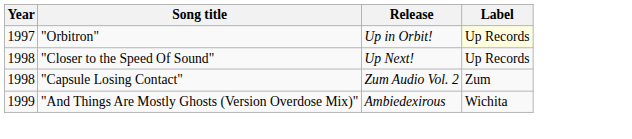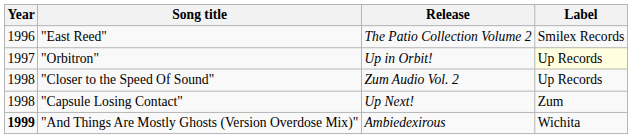+ row: (74, 36)
(389, 58) Up Next! -> (412, 79) Zum Audio Vol. 2
(412, 79) Zum Audio Vol. 2 -> (389, 101) Up Next!
(21, 101) normal -> (21, 123) bold
